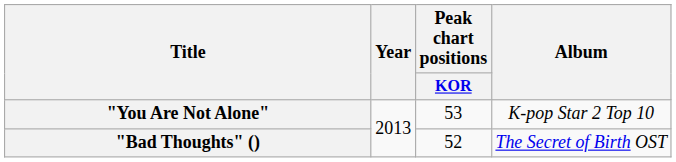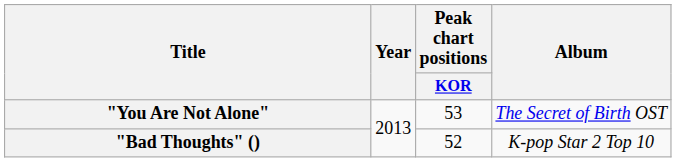(581, 114) K-pop Star 2 Top 10 -> (581, 114) The Secret of Birth OST
(581, 142) The Secret of Birth OST -> (581, 142) K-pop Star 2 Top 10
